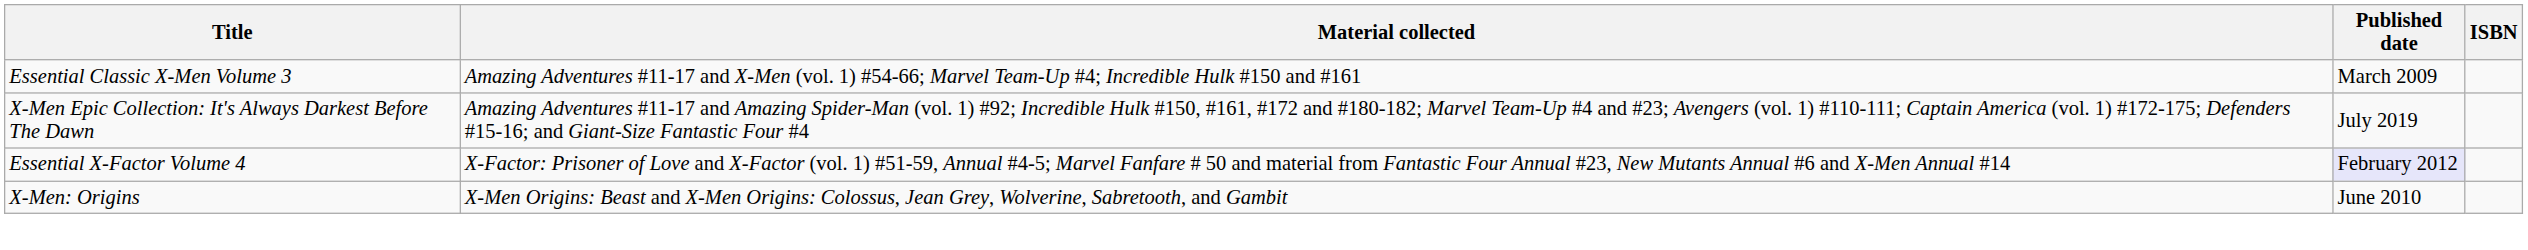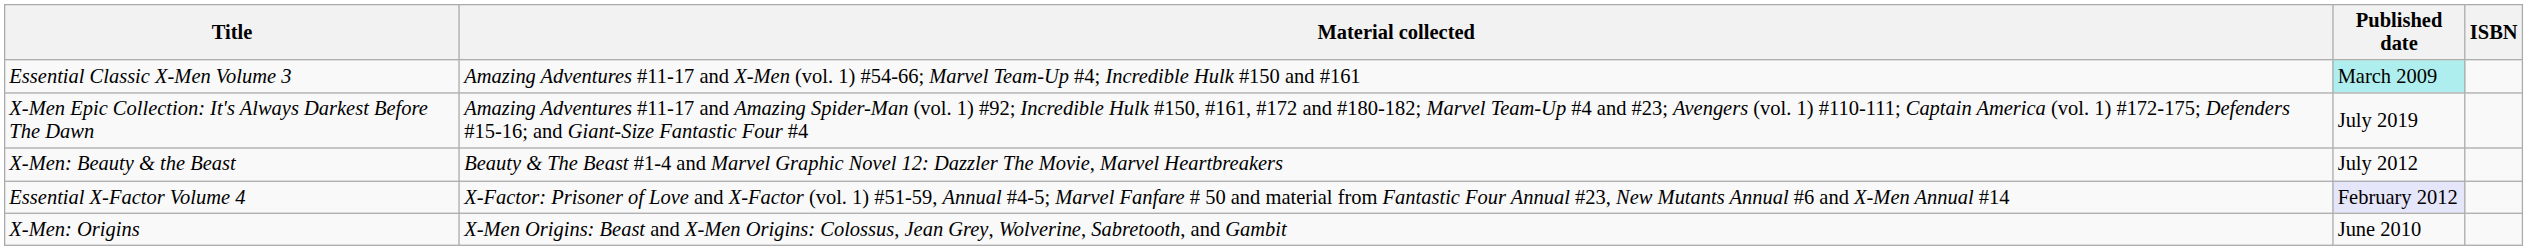(2387, 76) no background -> (2387, 76) paleturquoise background
+ row: (123, 164)
